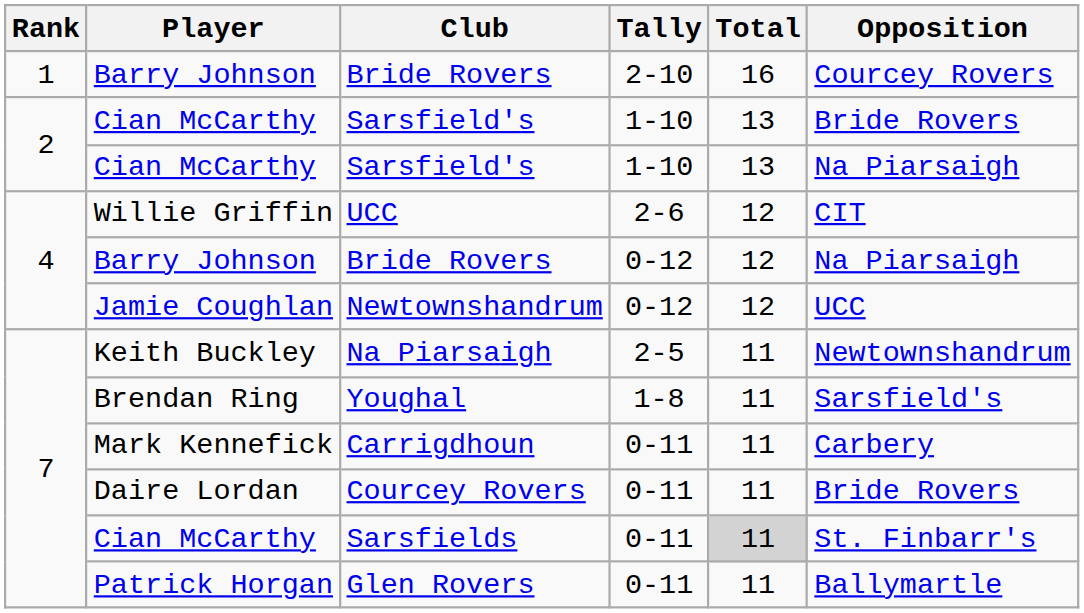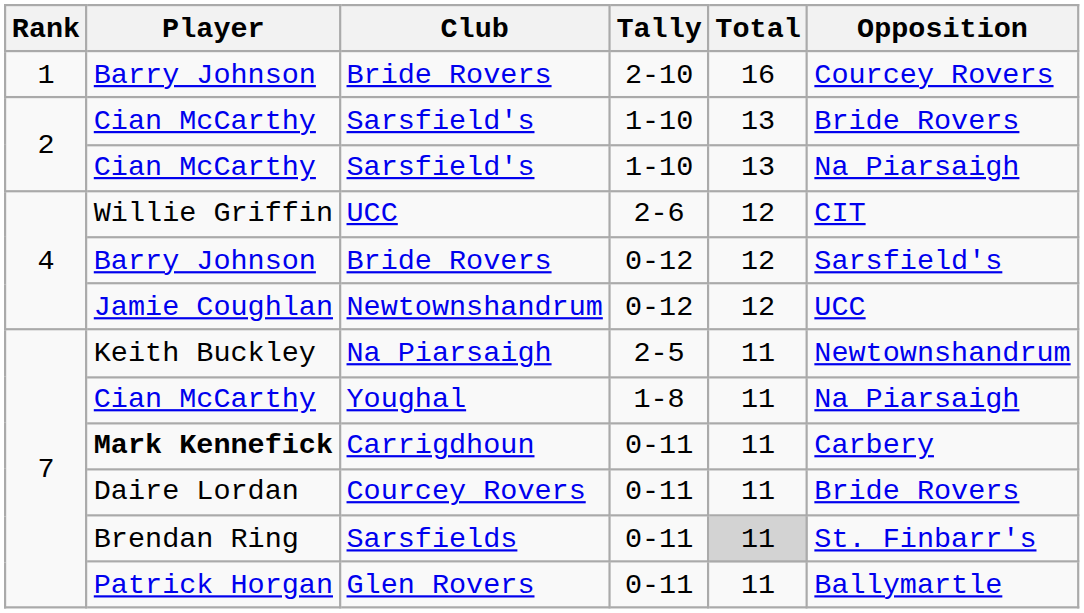(917, 260) Na Piarsaigh -> (908, 260) Sarsfield's
(196, 400) Brendan Ring -> (205, 400) Cian McCarthy
(908, 400) Sarsfield's -> (917, 400) Na Piarsaigh
(213, 446) normal -> (213, 446) bold
(205, 539) Cian McCarthy -> (196, 539) Brendan Ring
